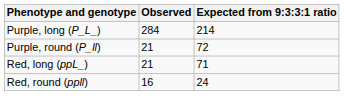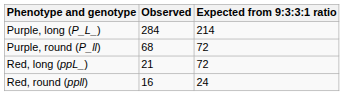(147, 47) 21 -> (147, 47) 68
(202, 64) 71 -> (202, 64) 72
